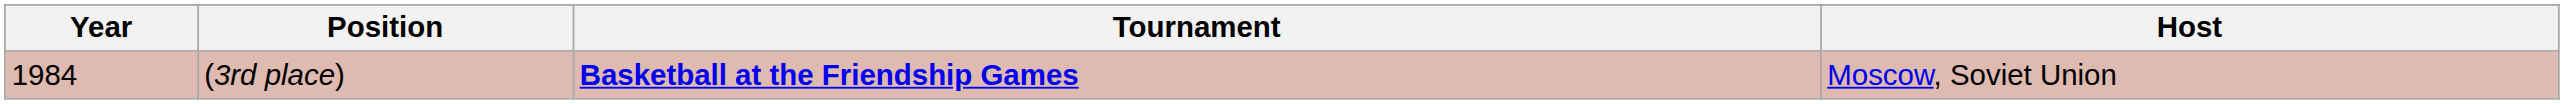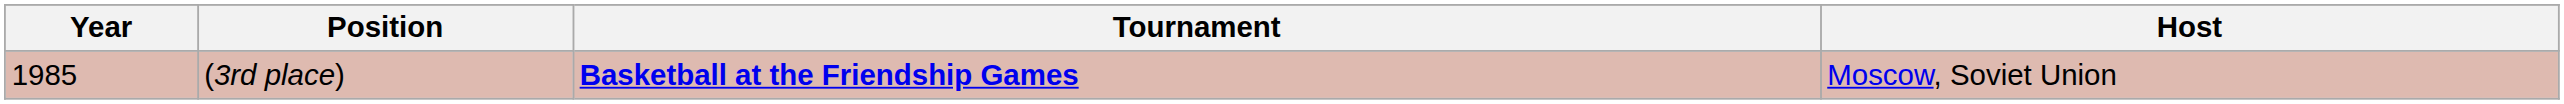(44, 74) 1984 -> (44, 74) 1985
